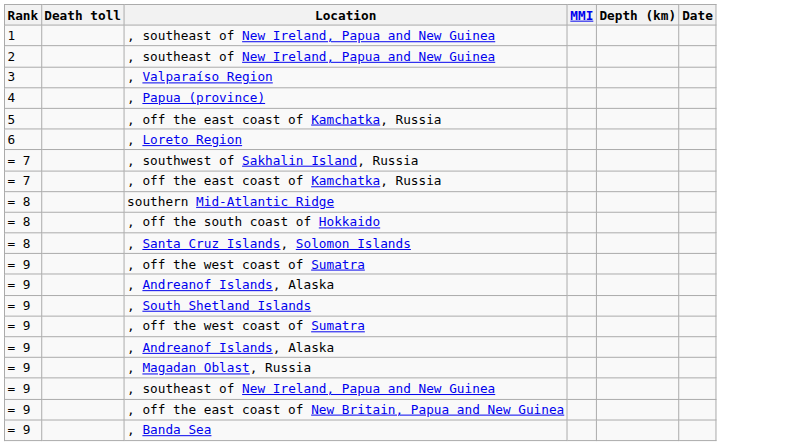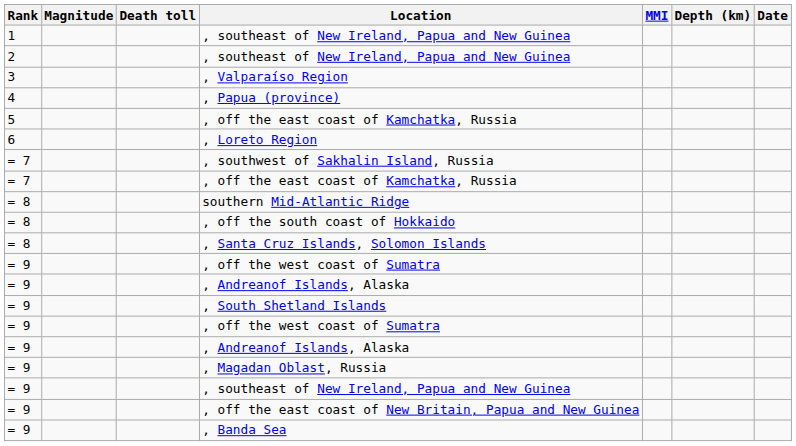+ column: (79, 15)
